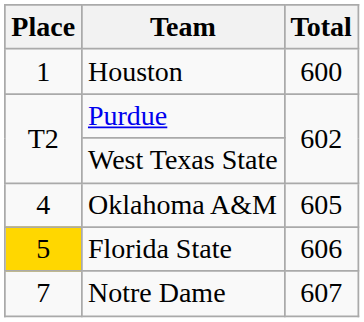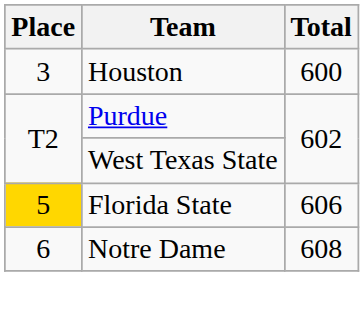(43, 71) 1 -> (43, 71) 3
- row: (182, 204)
(43, 293) 7 -> (43, 248) 6
(321, 293) 607 -> (321, 248) 608
